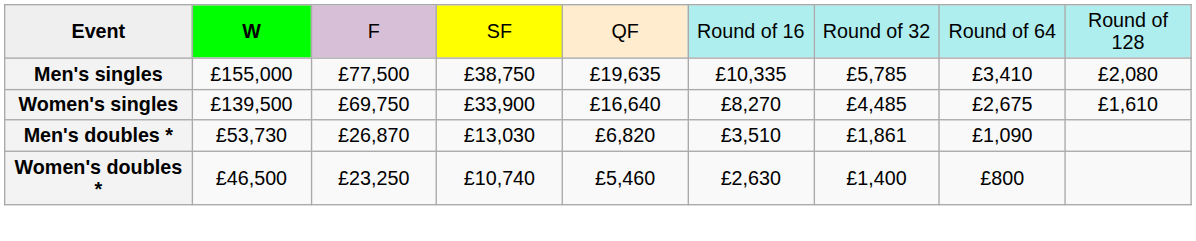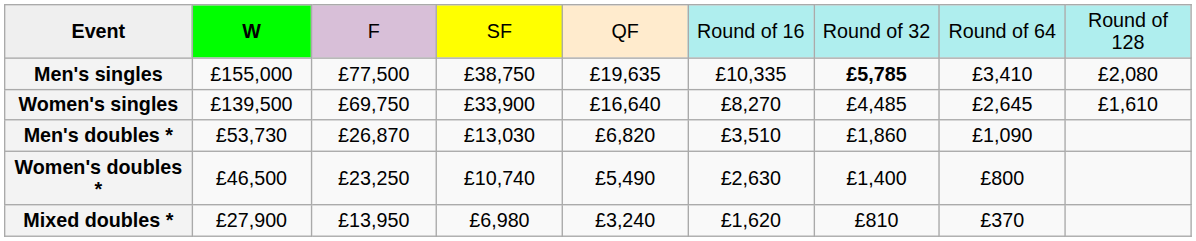(877, 74) normal -> (877, 74) bold
(1002, 105) £2,675 -> (1002, 105) £2,645
(877, 136) £1,861 -> (877, 136) £1,860
(625, 178) £5,460 -> (625, 178) £5,490
+ row: (98, 220)
